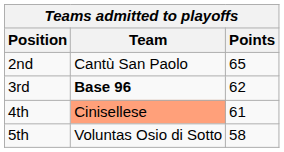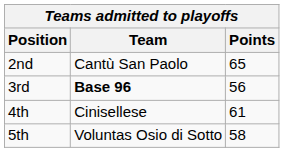(237, 87) 62 -> (237, 87) 56
(111, 111) lightsalmon background -> (111, 111) no background
